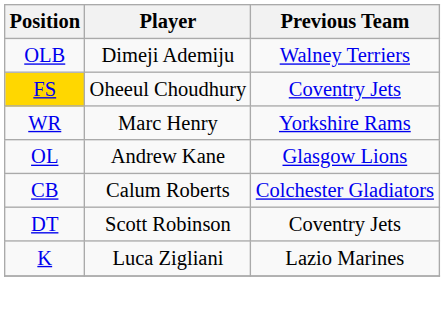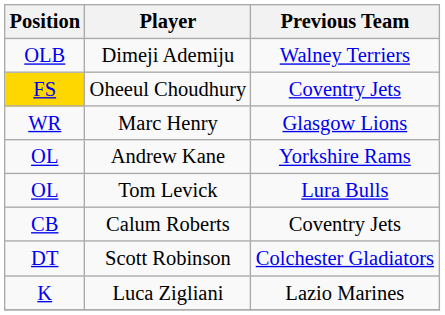(345, 123) Yorkshire Rams -> (345, 123) Glasgow Lions
(345, 156) Glasgow Lions -> (345, 156) Yorkshire Rams
+ row: (168, 190)
(345, 190) Colchester Gladiators -> (345, 224) Coventry Jets
(345, 224) Coventry Jets -> (345, 258) Colchester Gladiators
